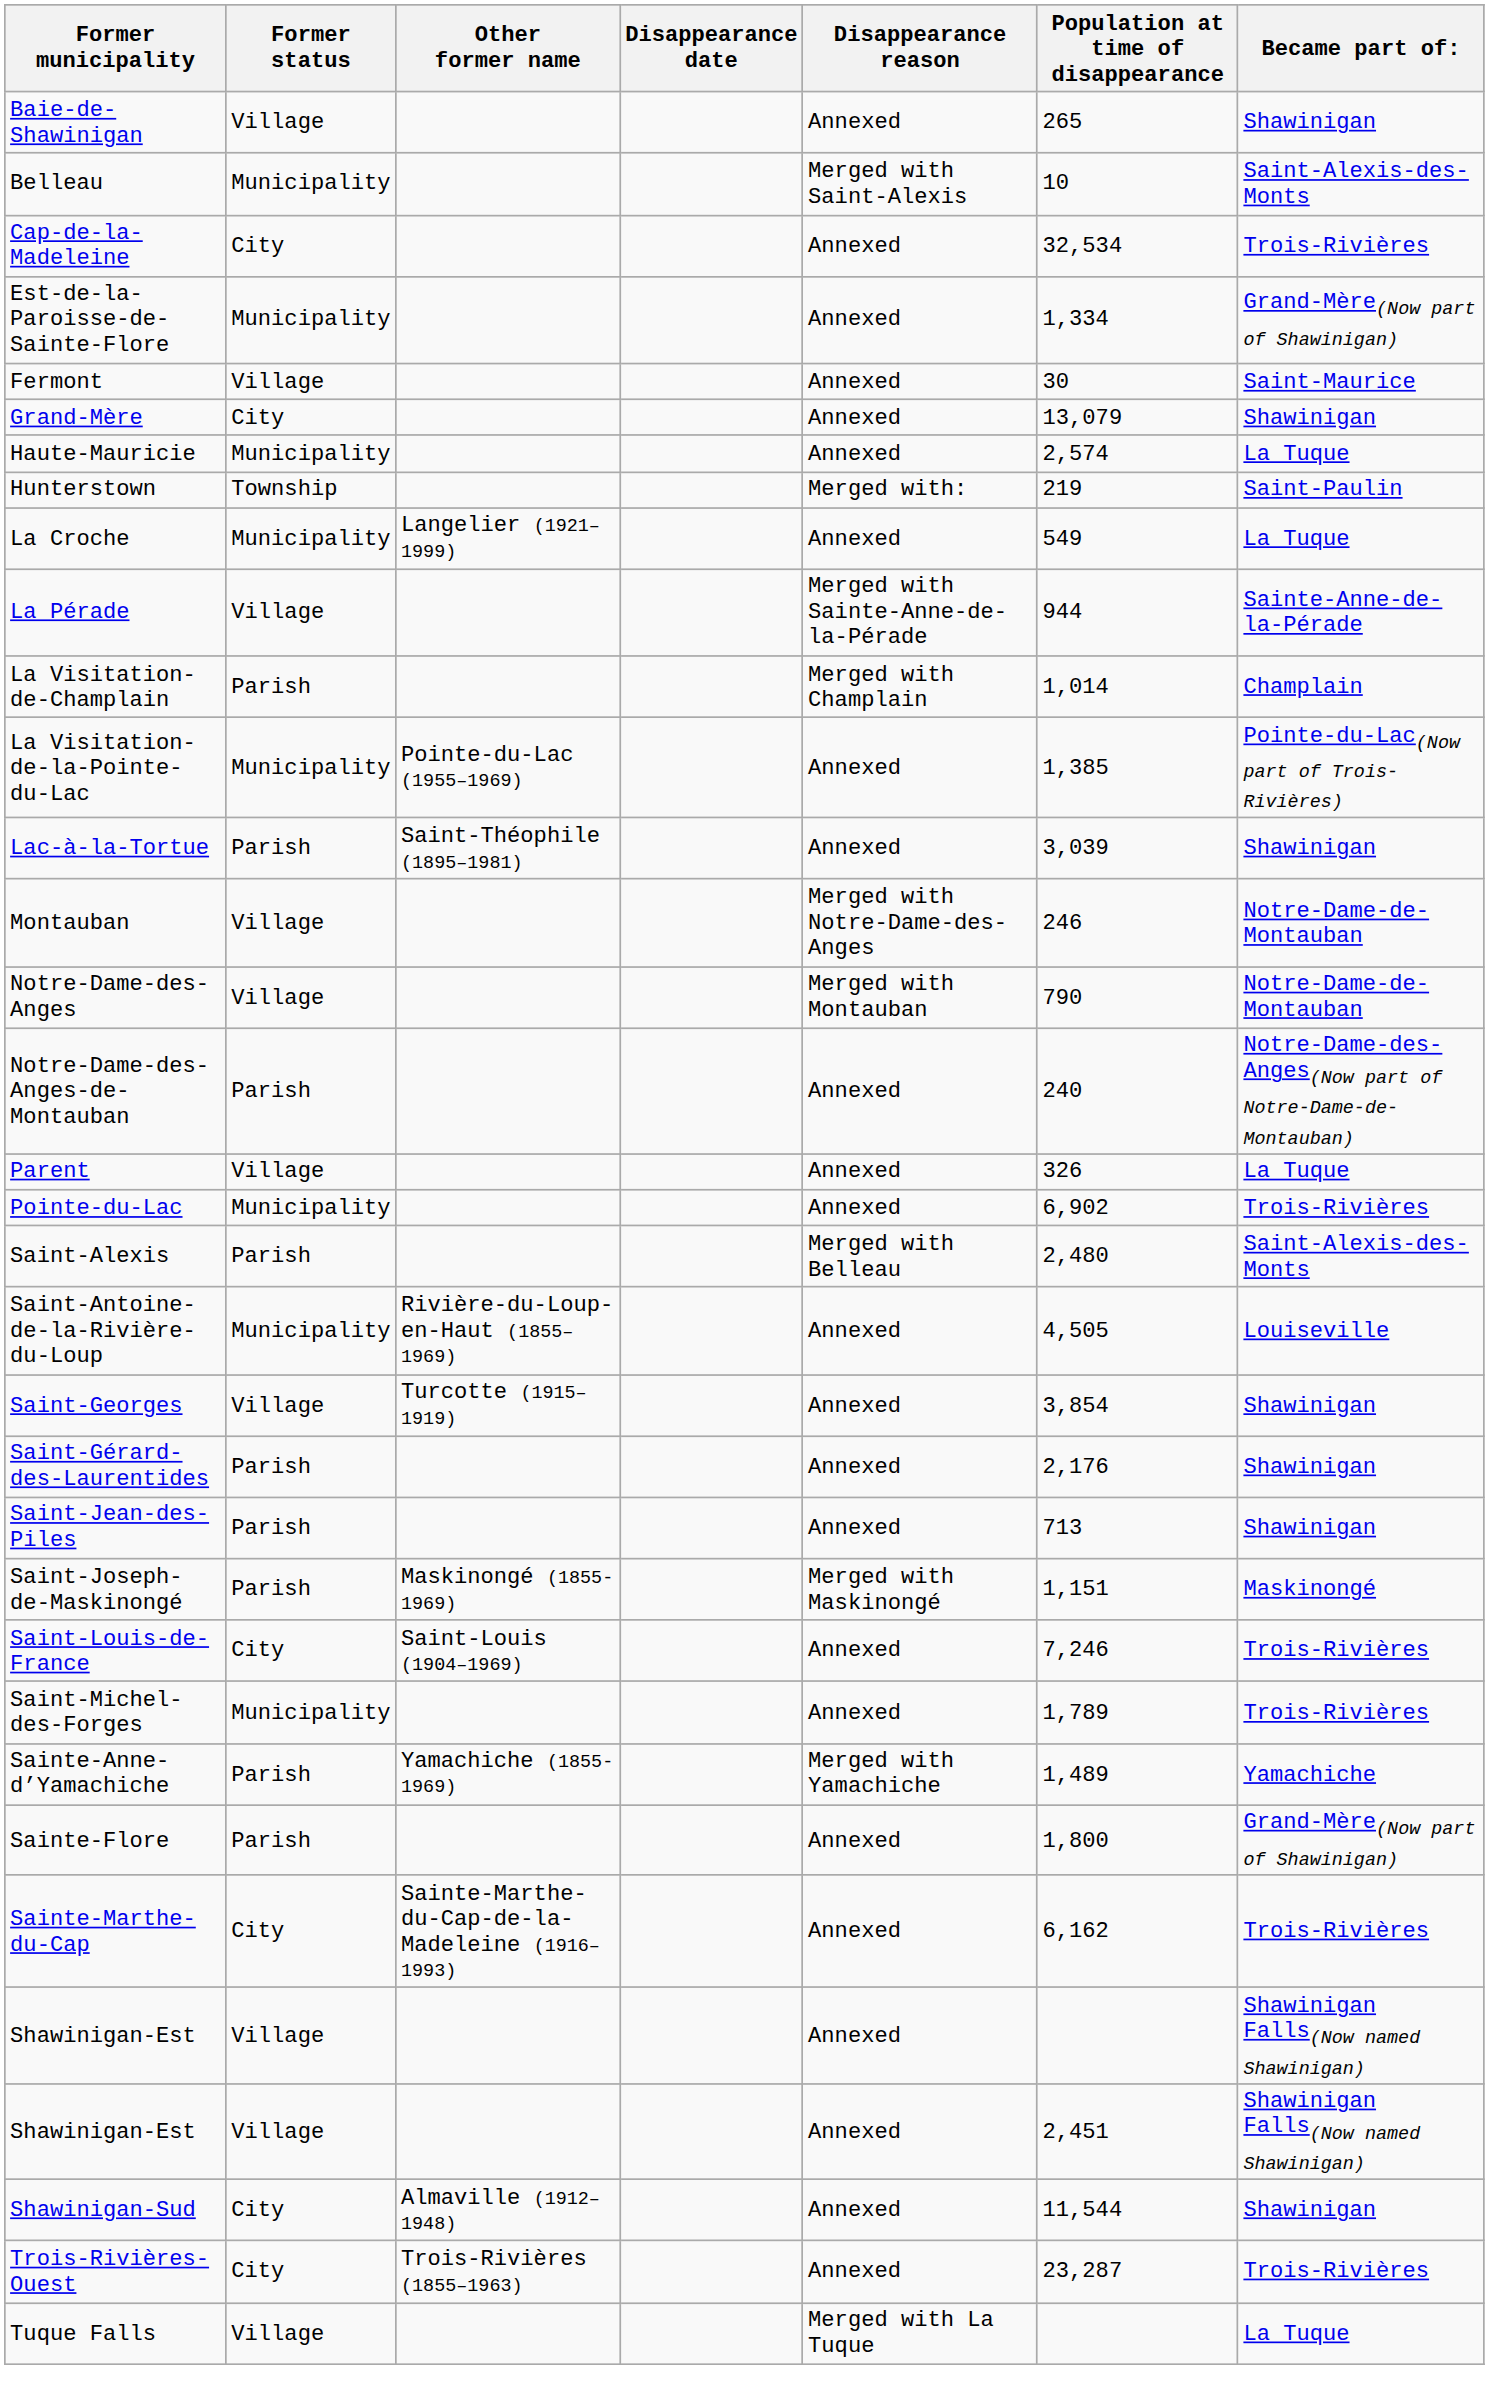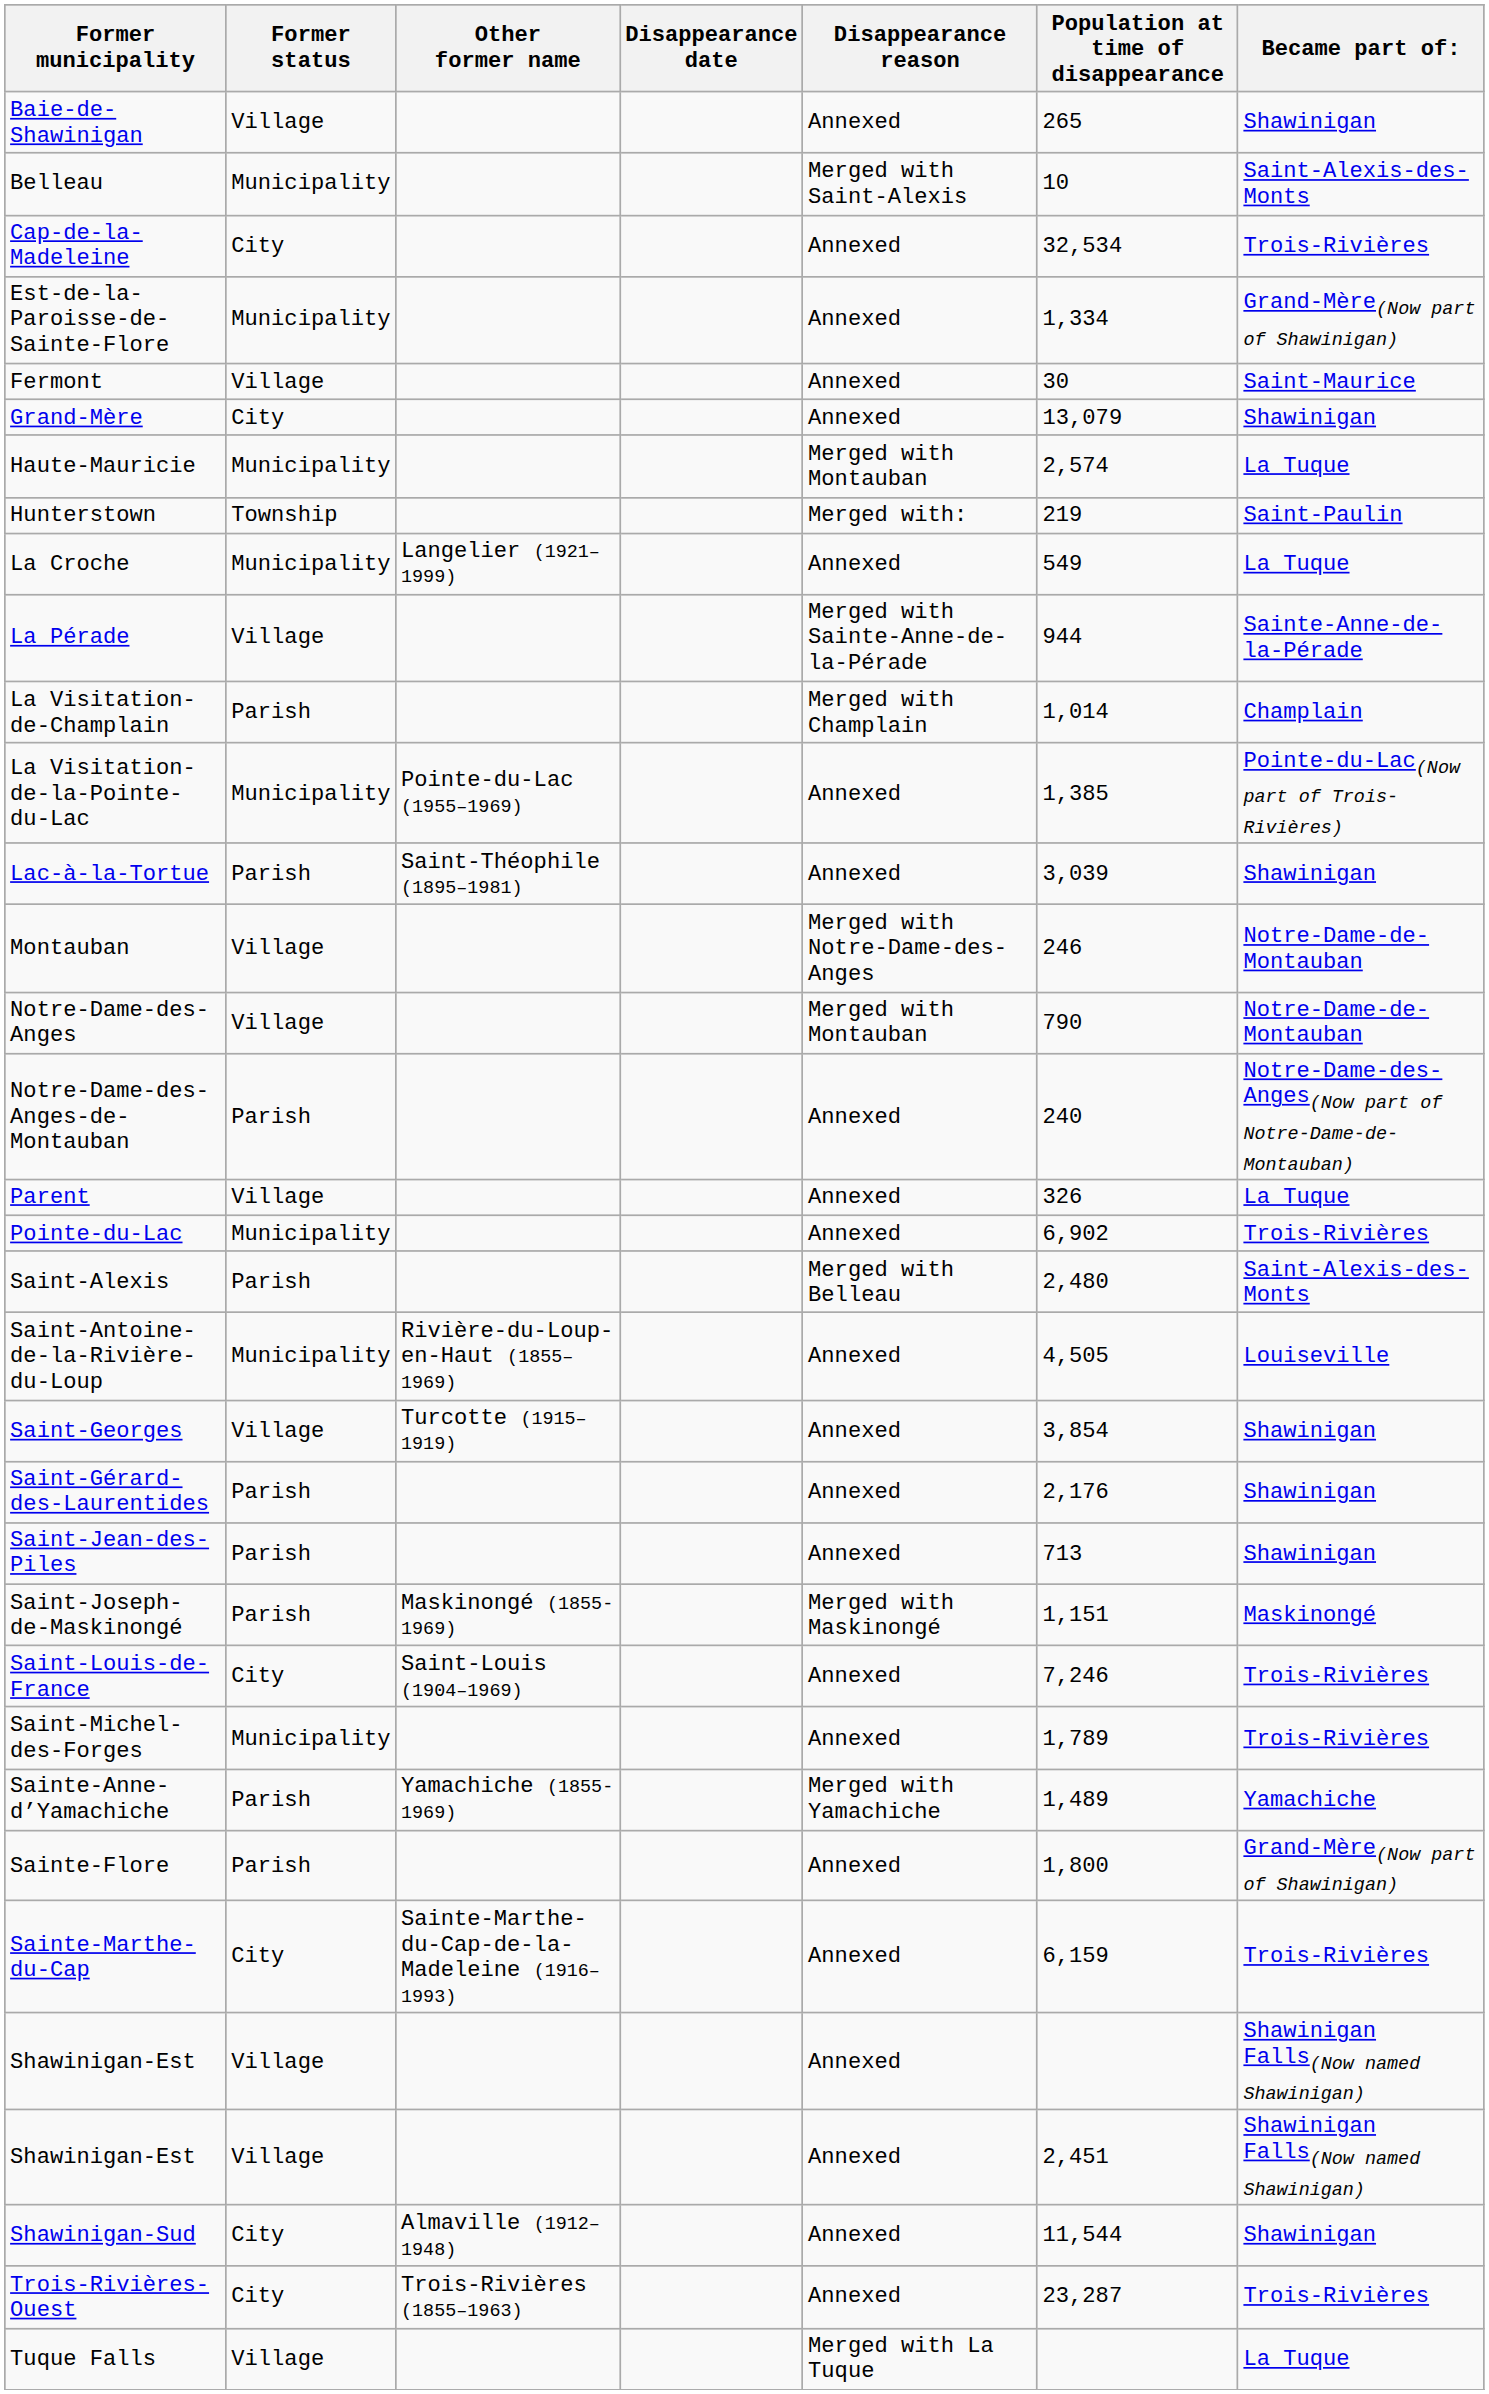(855, 453) Annexed -> (881, 466) Merged with Montauban
(1076, 1931) 6,162 -> (1076, 1957) 6,159
